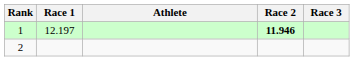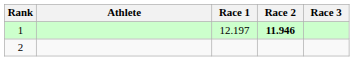columns swapped: (170, 13) <-> (59, 13)
